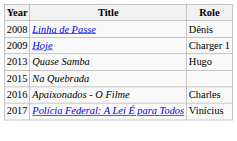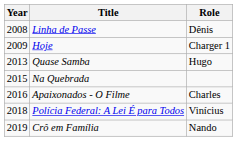(17, 111) 2017 -> (17, 111) 2018
+ row: (66, 128)
